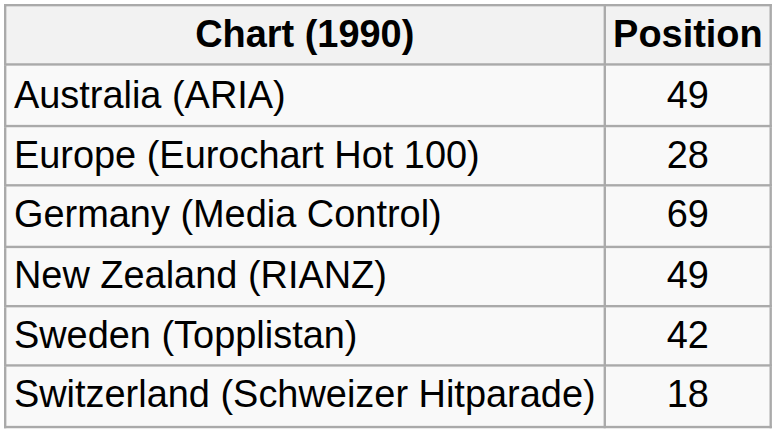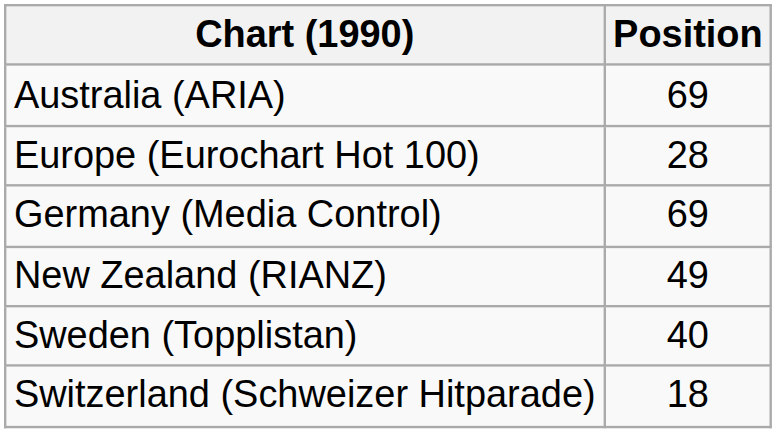(688, 94) 49 -> (688, 94) 69
(688, 335) 42 -> (688, 335) 40
